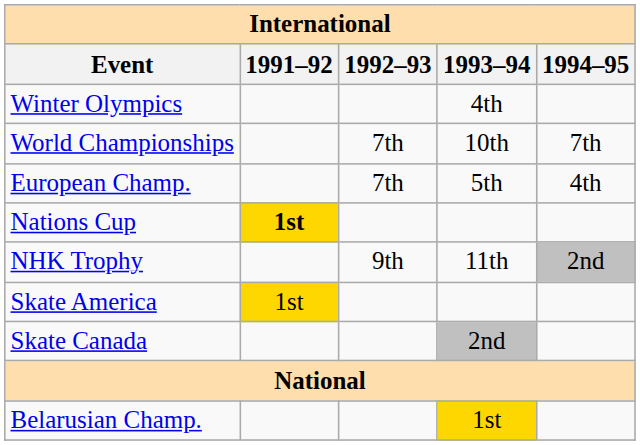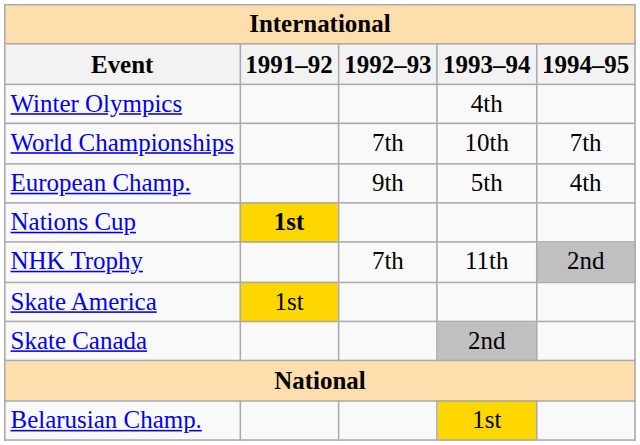(388, 182) 7th -> (388, 182) 9th
(388, 261) 9th -> (388, 261) 7th
